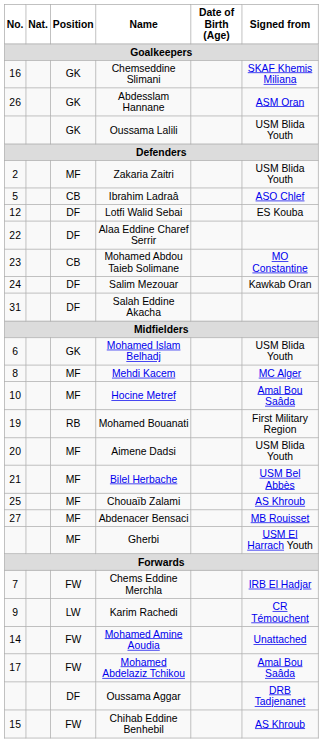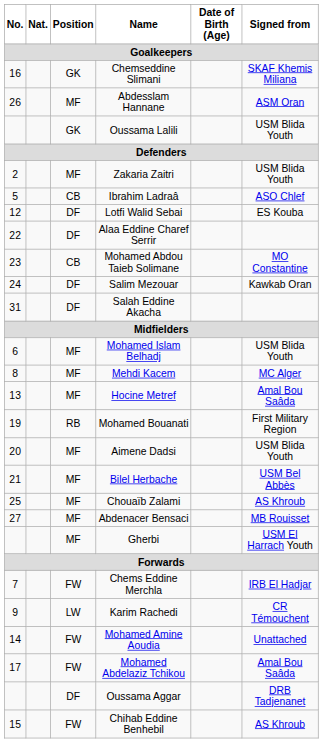(73, 102) GK -> (73, 102) MF
(73, 352) GK -> (73, 352) MF
(15, 396) 10 -> (15, 396) 13
